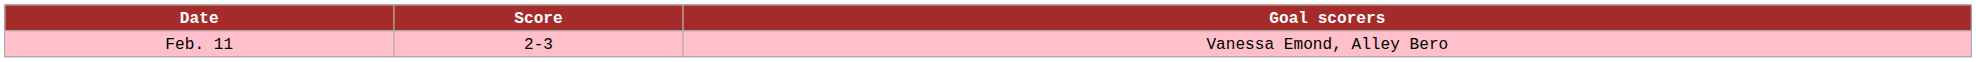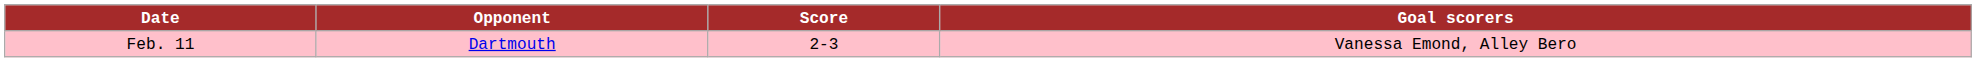+ column: (512, 18)
